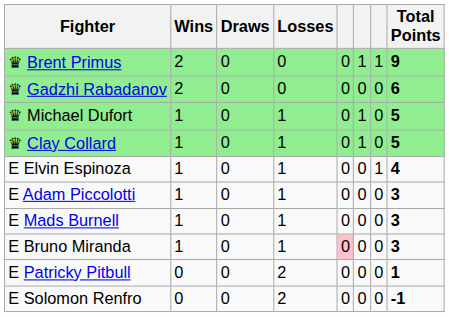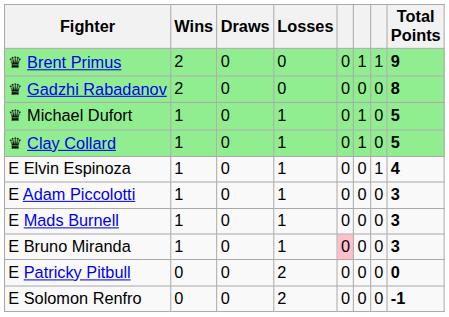(395, 89) 6 -> (395, 89) 8
(395, 272) 1 -> (395, 272) 0
